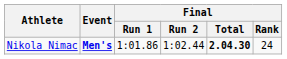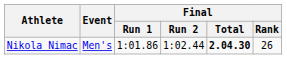(97, 45) bold -> (97, 45) normal
(267, 45) 24 -> (267, 45) 26
